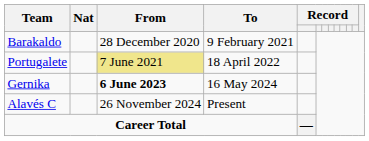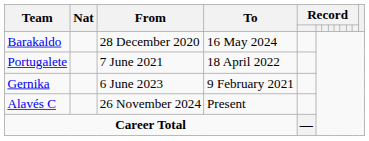(250, 41) 9 February 2021 -> (242, 41) 16 May 2024
(131, 62) khaki background -> (131, 62) no background
(133, 83) bold -> (131, 83) normal
(242, 83) 16 May 2024 -> (250, 83) 9 February 2021
